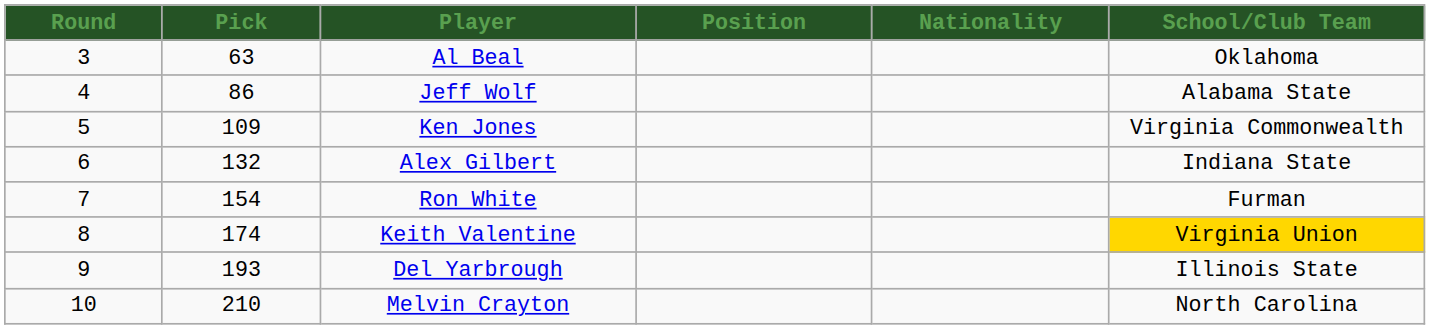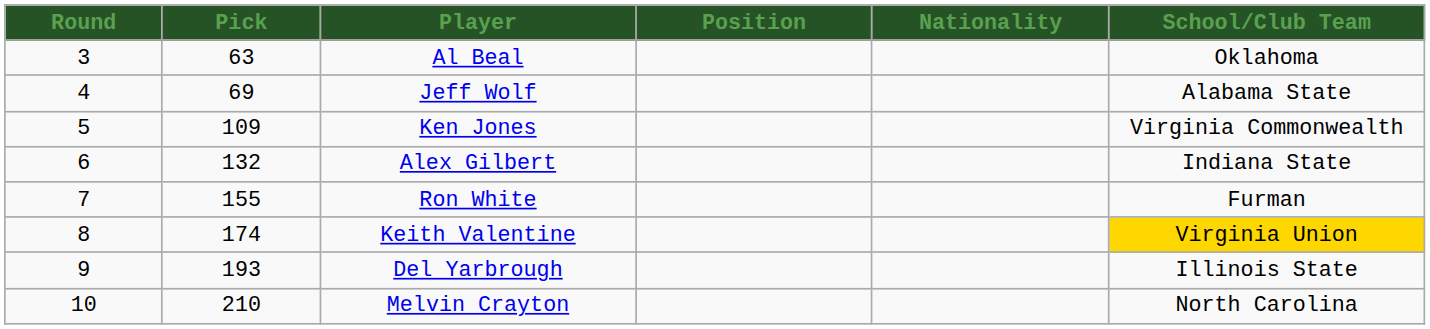(241, 93) 86 -> (241, 93) 69
(241, 199) 154 -> (241, 199) 155
